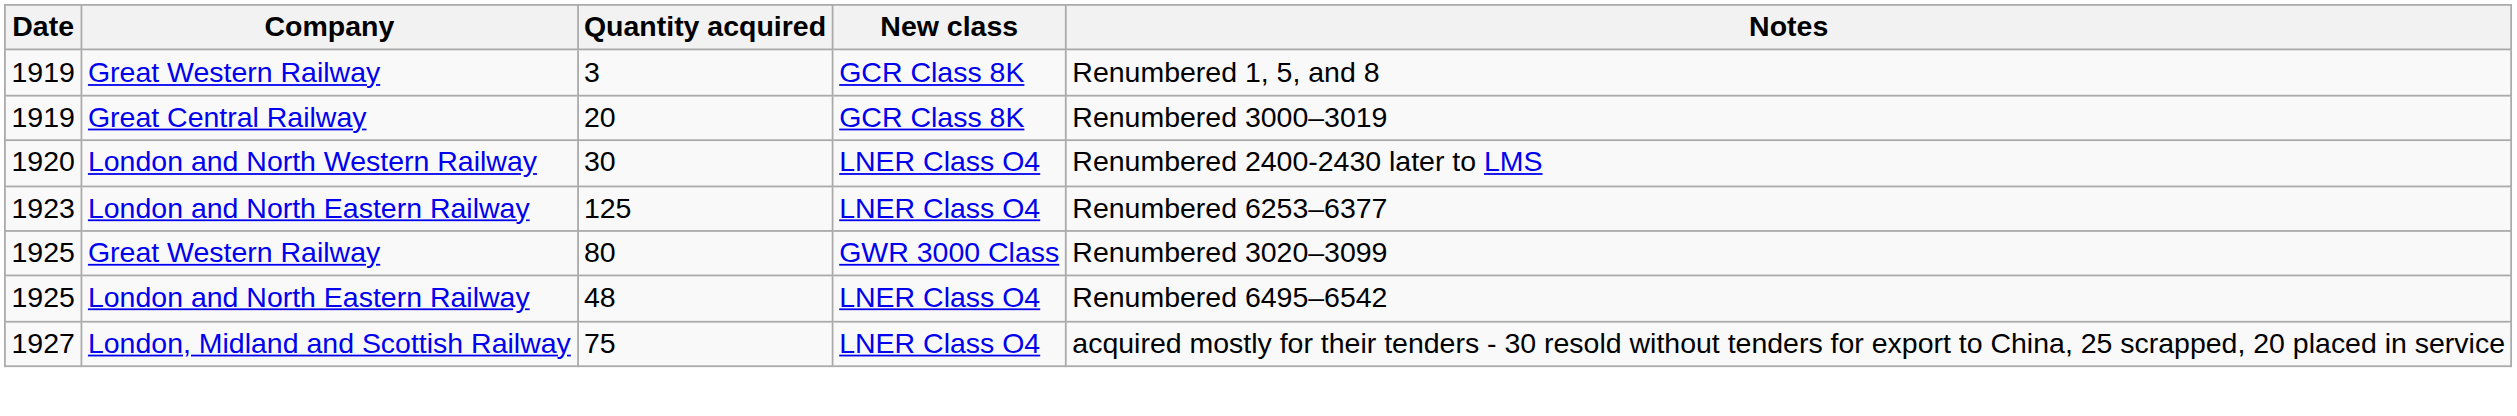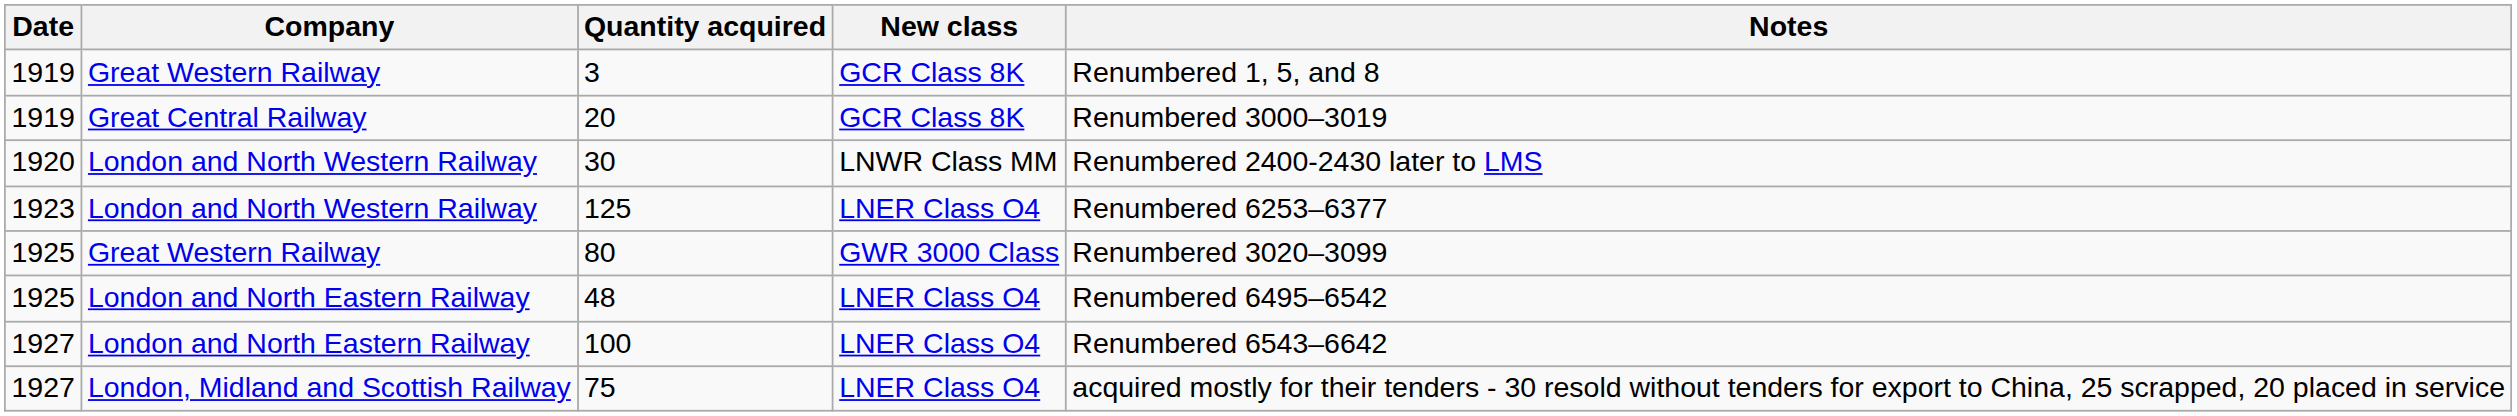(940, 162) LNER Class O4 -> (948, 162) LNWR Class MM
(309, 207) London and North Eastern Railway -> (312, 207) London and North Western Railway
+ row: (608, 343)
